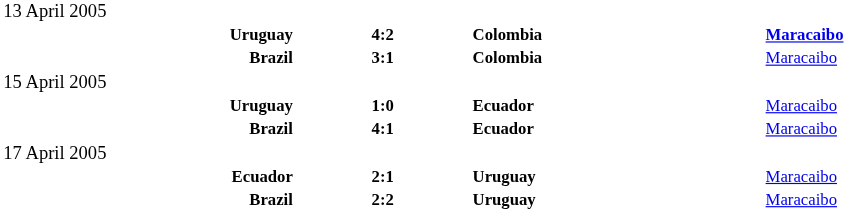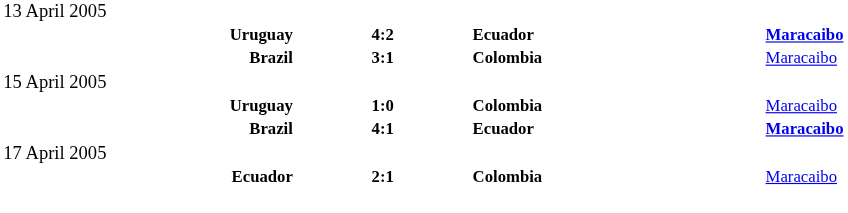(507, 34) Colombia -> (503, 34) Ecuador
(503, 105) Ecuador -> (507, 105) Colombia
(801, 128) normal -> (805, 128) bold
(504, 176) Uruguay -> (507, 176) Colombia
- row: (271, 199)
